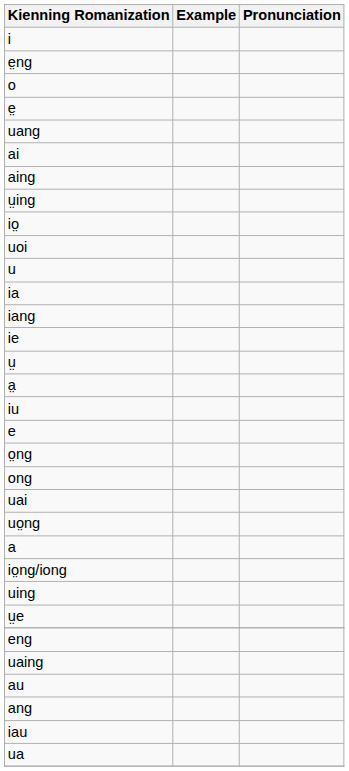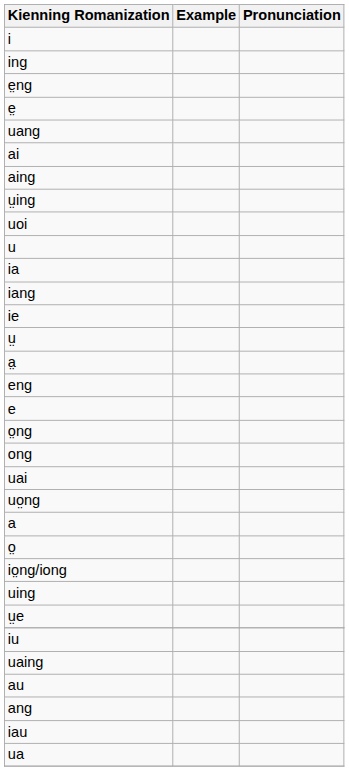+ row: (18, 62)
- row: (12, 85)
- row: (13, 223)
rows swapped: (13, 408) <-> (20, 639)
+ row: (12, 547)
